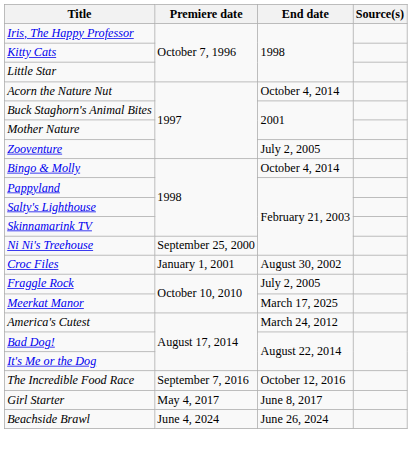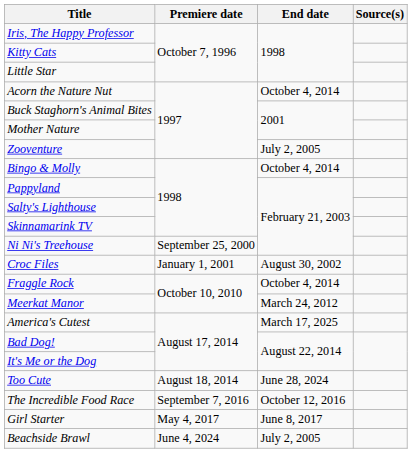(290, 284) July 2, 2005 -> (300, 284) October 4, 2014
(299, 303) March 17, 2025 -> (299, 303) March 24, 2012
(299, 322) March 24, 2012 -> (299, 322) March 17, 2025
+ row: (29, 380)
(295, 419) June 26, 2024 -> (290, 438) July 2, 2005
